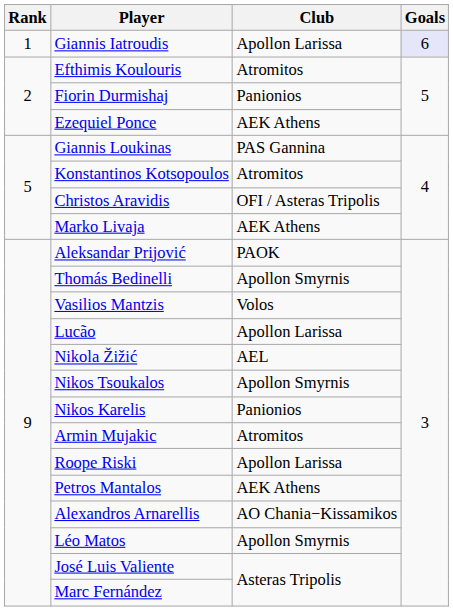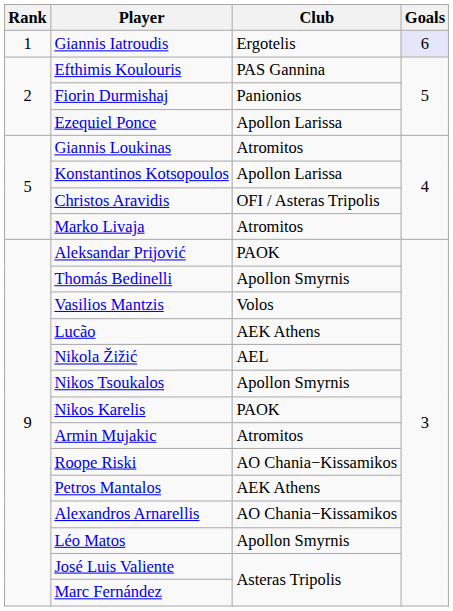(289, 43) Apollon Larissa -> (266, 43) Ergotelis
(270, 69) Atromitos -> (281, 69) PAS Gannina
(278, 122) AEK Athens -> (289, 122) Apollon Larissa
(281, 148) PAS Gannina -> (270, 148) Atromitos
(270, 174) Atromitos -> (289, 174) Apollon Larissa
(278, 226) AEK Athens -> (270, 226) Atromitos
(289, 331) Apollon Larissa -> (278, 331) AEK Athens
(269, 409) Panionios -> (258, 409) PAOK
(289, 461) Apollon Larissa -> (317, 461) AO Chania−Kissamikos
